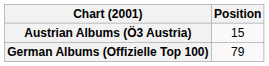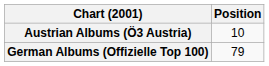(238, 33) 15 -> (238, 33) 10
